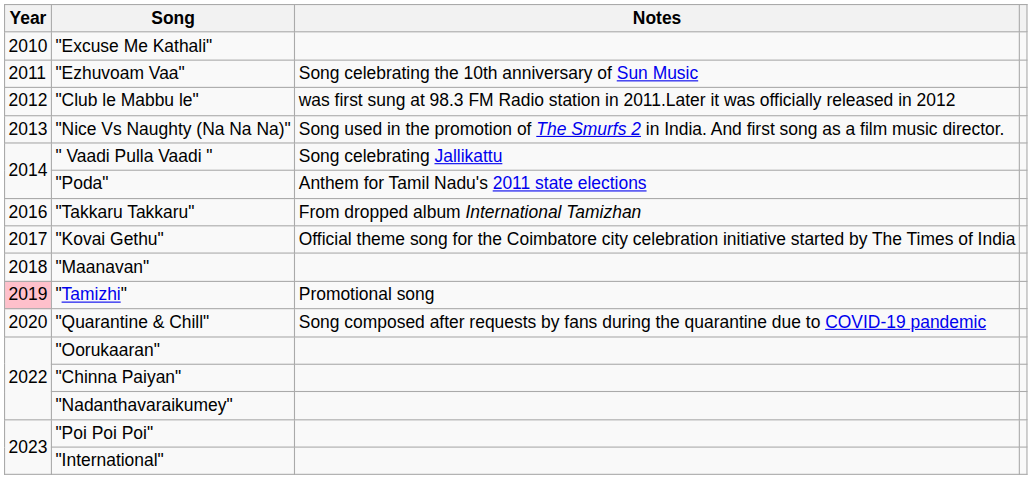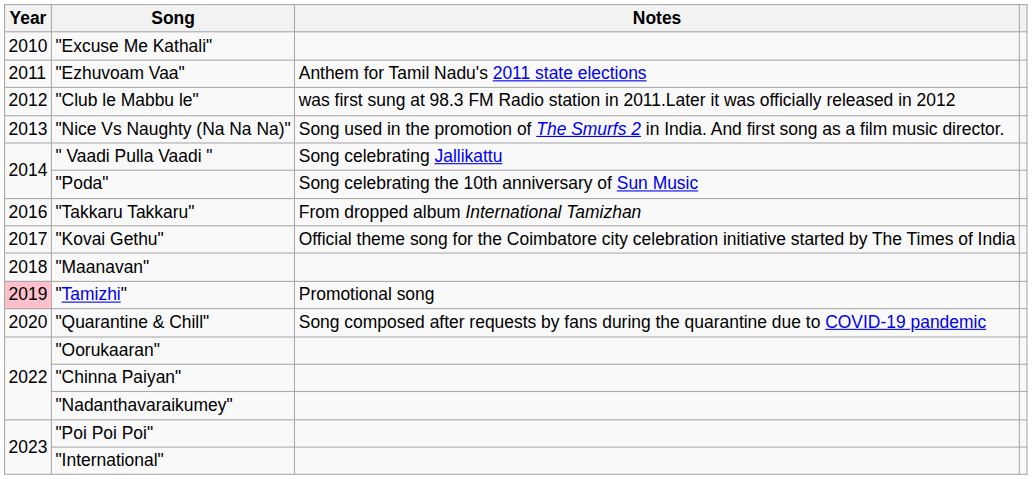(498, 73) Song celebrating the 10th anniversary of Sun Music -> (473, 73) Anthem for Tamil Nadu's 2011 state elections
(473, 184) Anthem for Tamil Nadu's 2011 state elections -> (498, 184) Song celebrating the 10th anniversary of Sun Music
